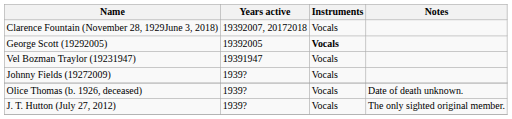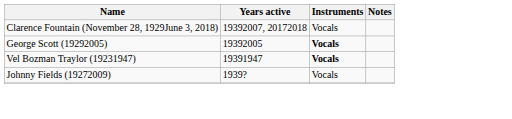(325, 59) normal -> (325, 59) bold
- row: (74, 91)
- row: (61, 106)
